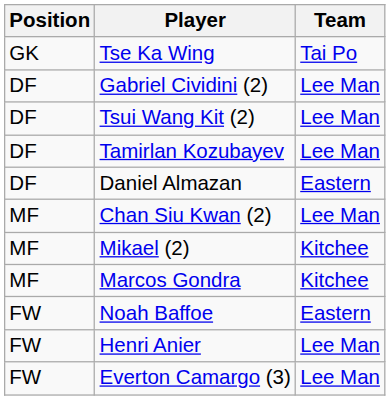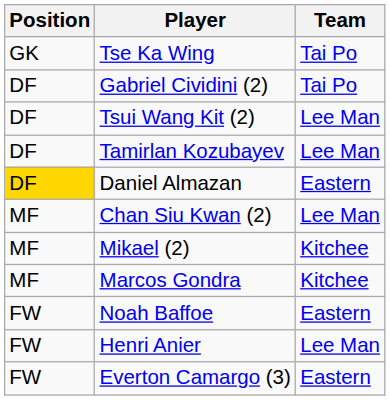(340, 85) Lee Man -> (329, 85) Tai Po
(23, 183) no background -> (23, 183) gold background
(340, 378) Lee Man -> (336, 378) Eastern
